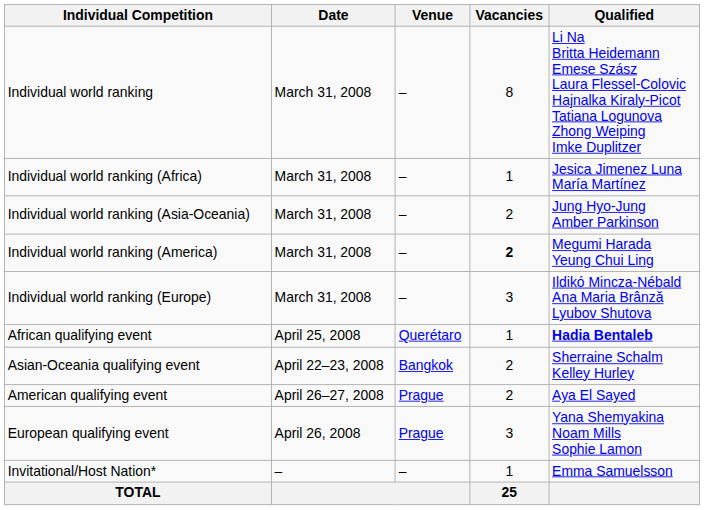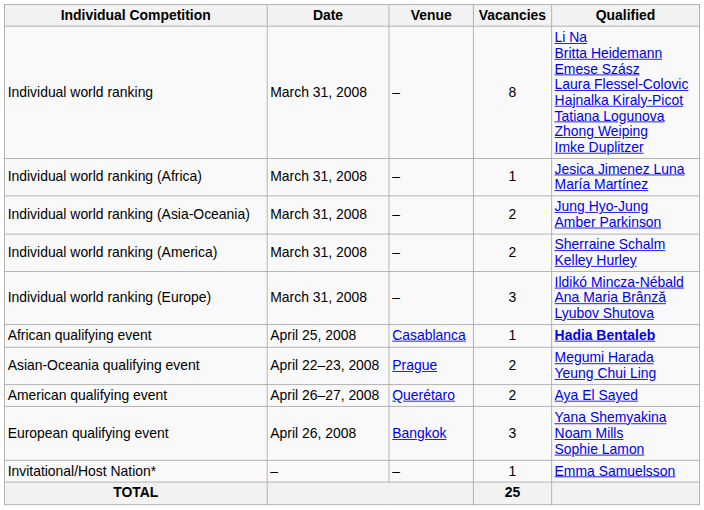(509, 252) bold -> (512, 252) normal
(603, 252) Megumi Harada Yeung Chui Ling -> (610, 252) Sherraine Schalm Kelley Hurley
(430, 335) Querétaro -> (429, 335) Casablanca
(426, 365) Bangkok -> (415, 365) Prague
(607, 365) Sherraine Schalm Kelley Hurley -> (605, 365) Megumi Harada Yeung Chui Ling
(421, 395) Prague -> (424, 395) Querétaro
(421, 433) Prague -> (419, 433) Bangkok
